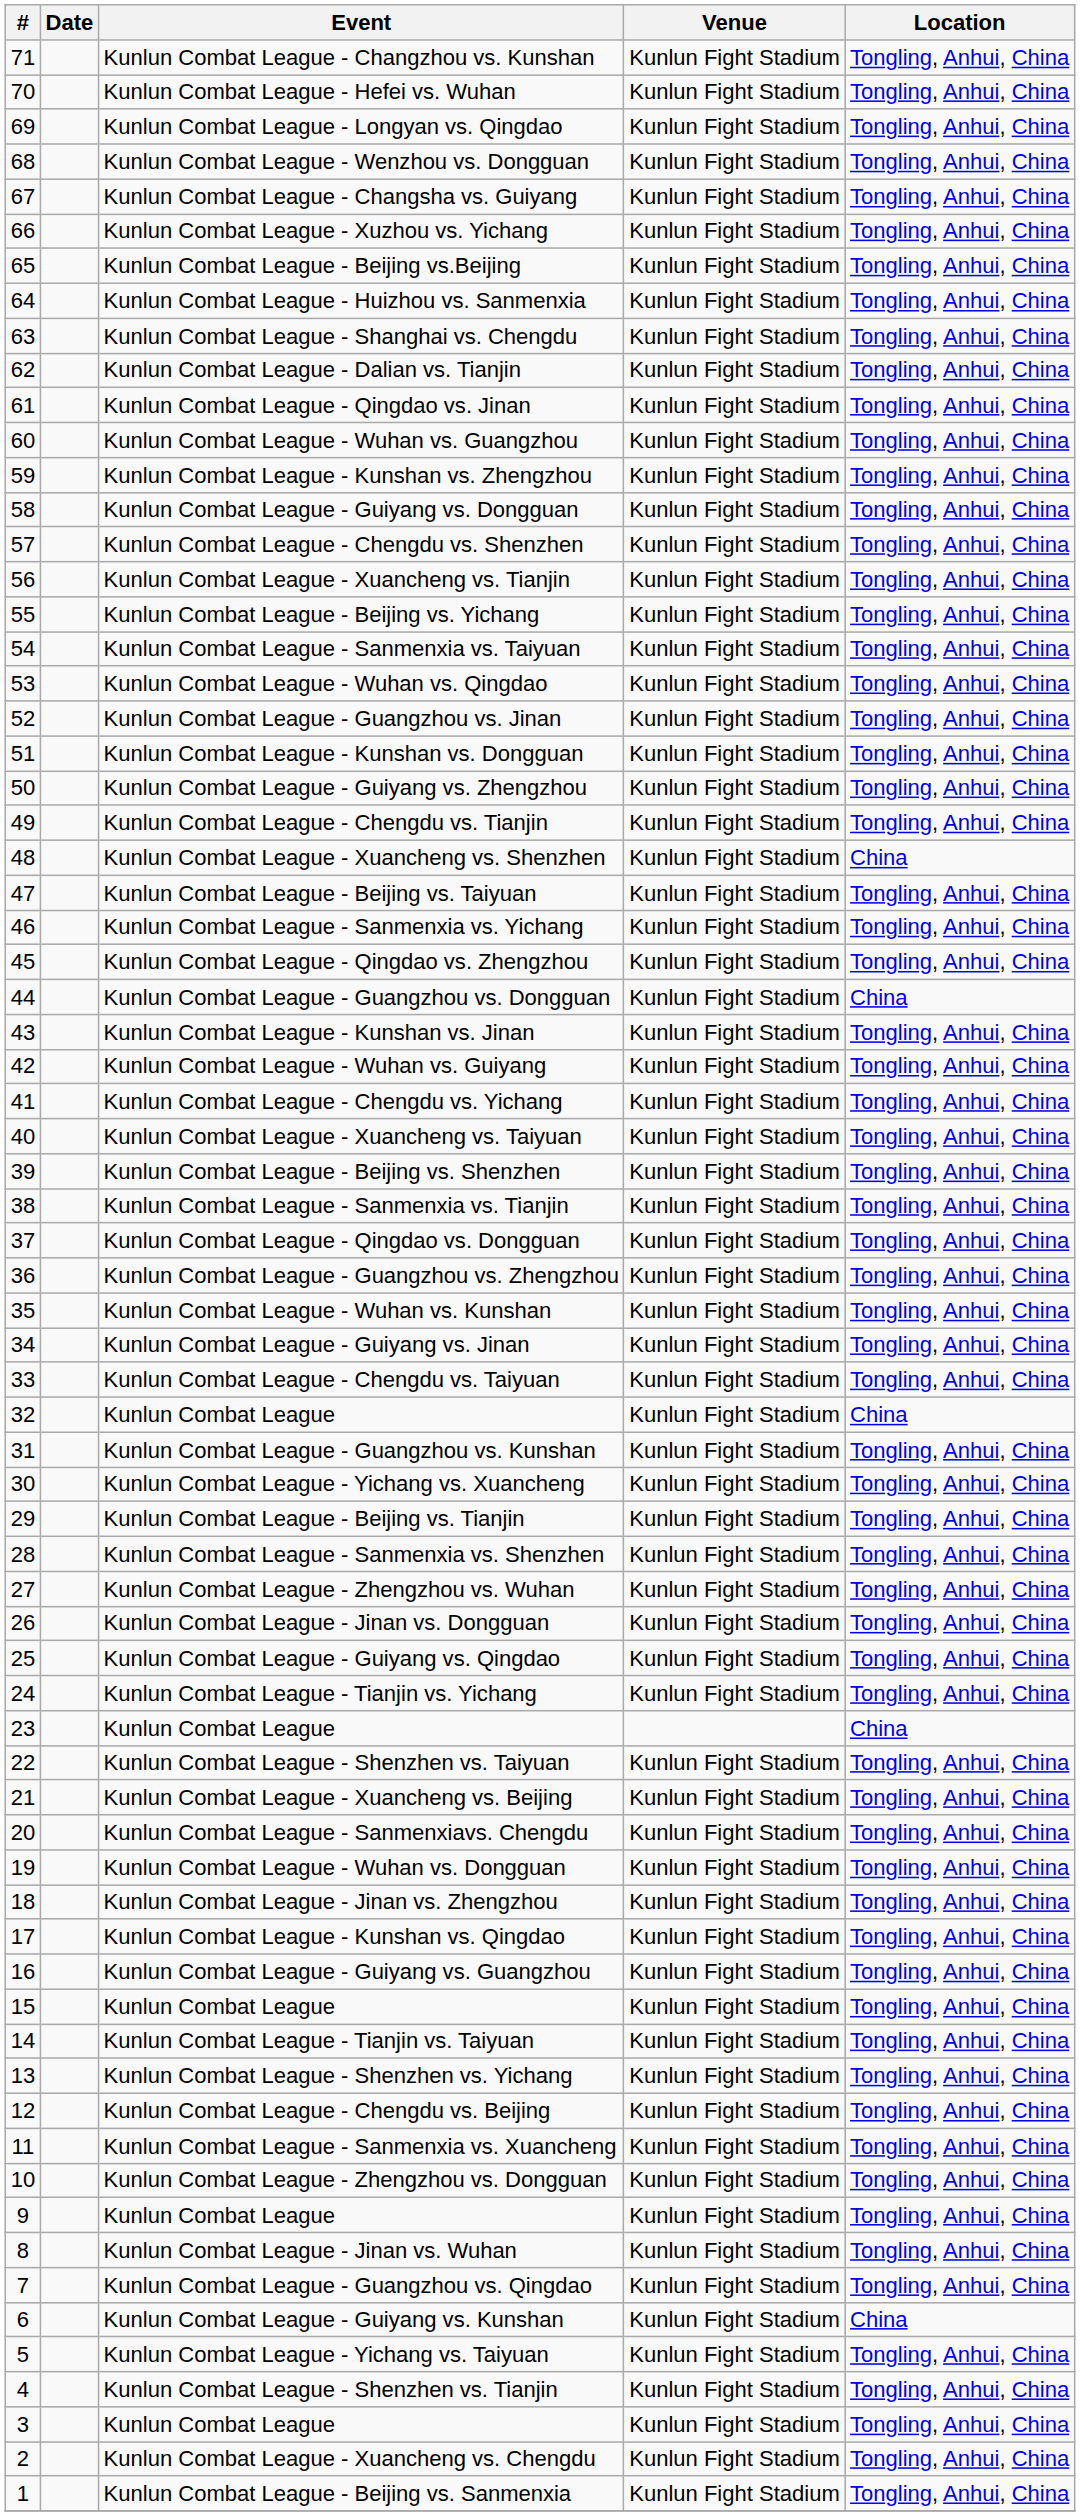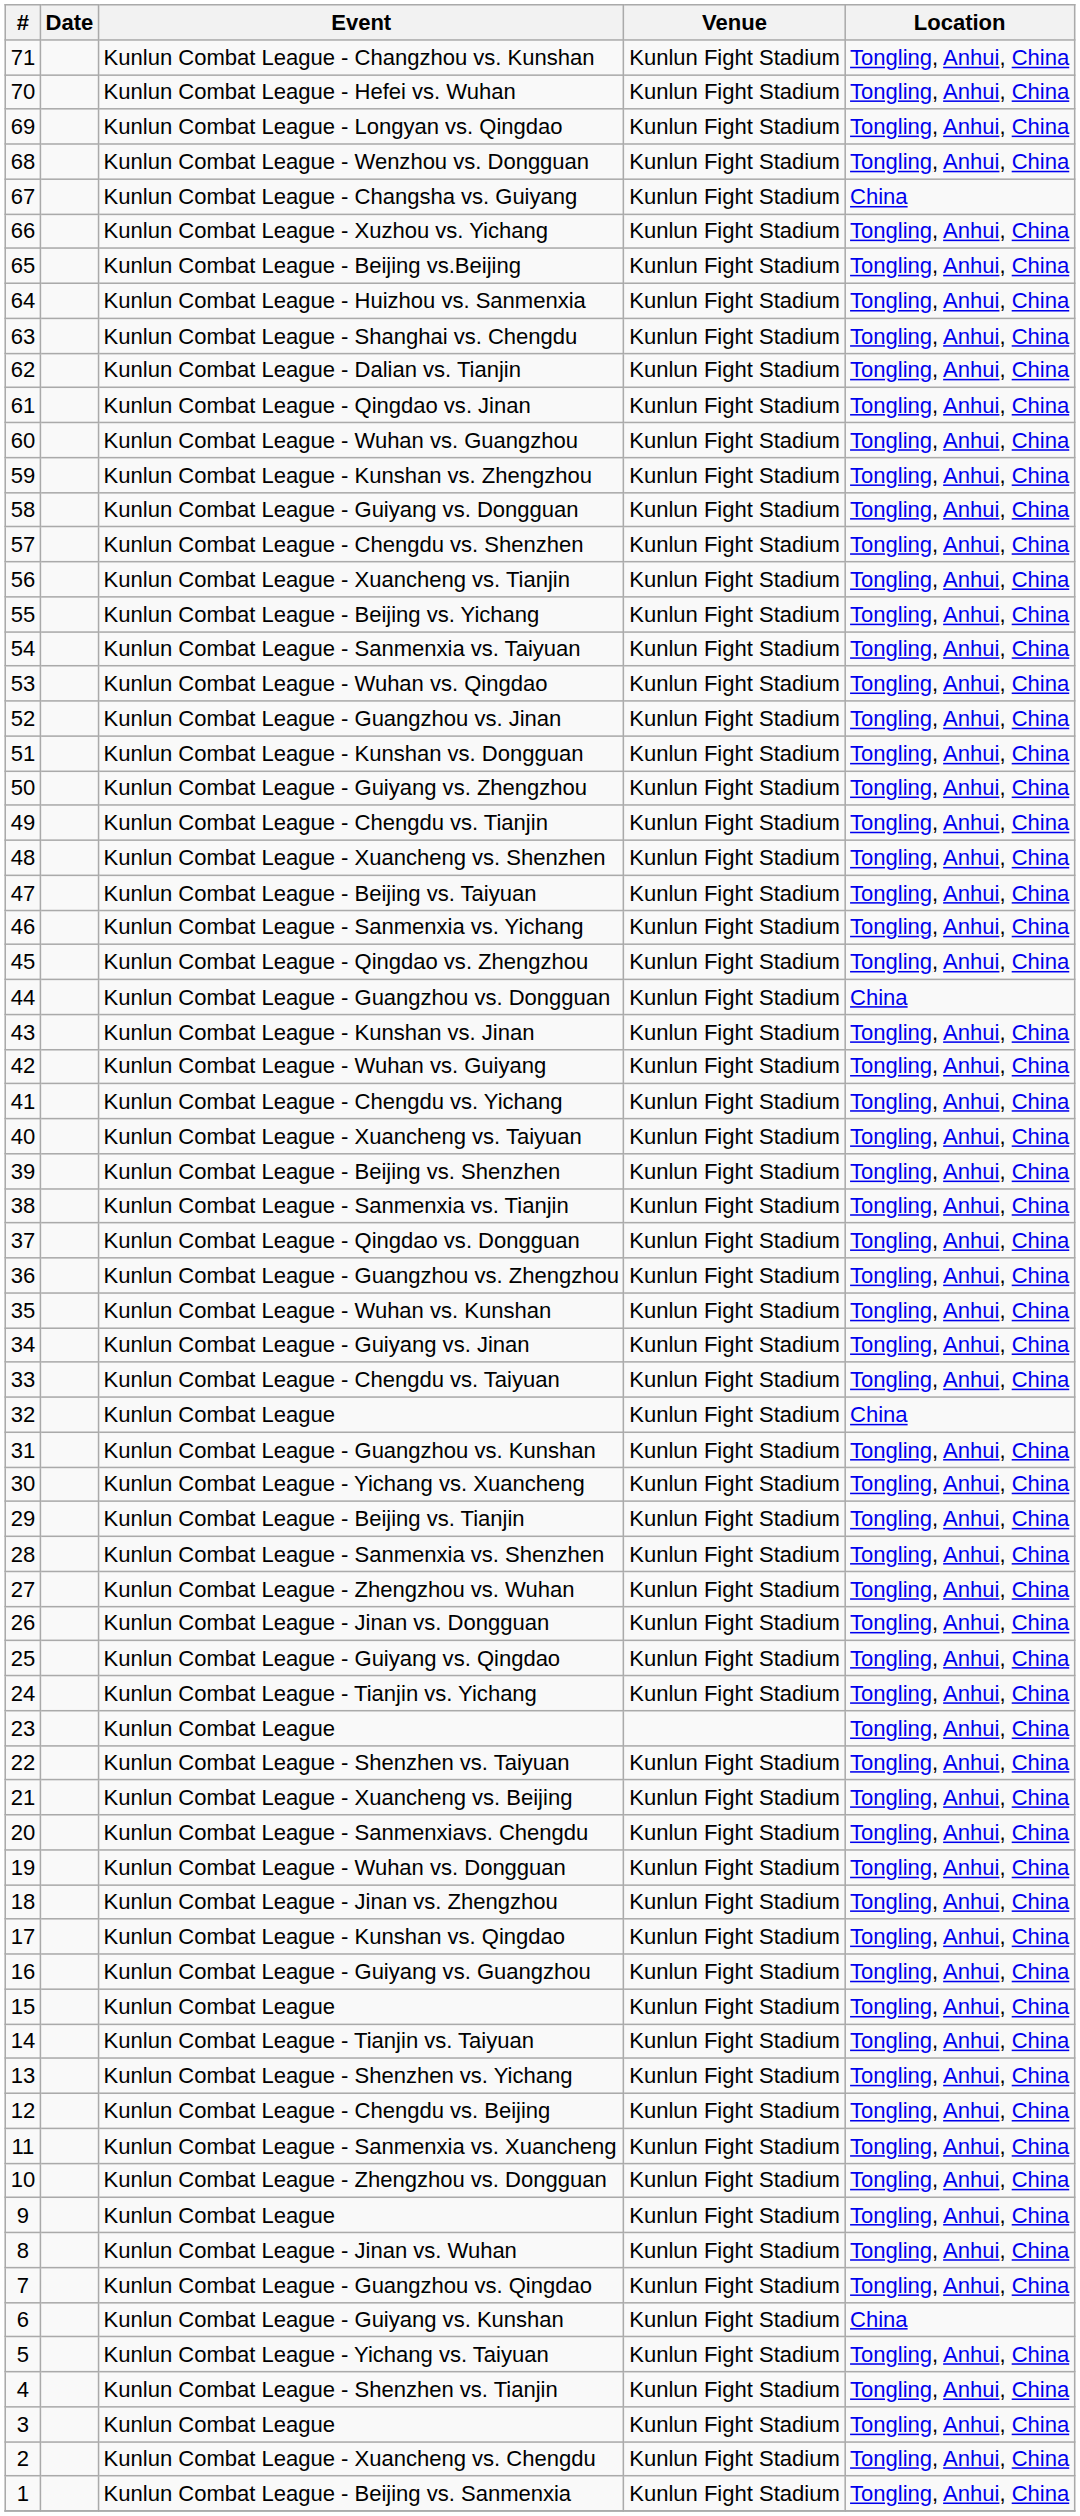(960, 197) Tongling, Anhui, China -> (879, 197) China
(879, 858) China -> (960, 858) Tongling, Anhui, China
(879, 1728) China -> (960, 1728) Tongling, Anhui, China
